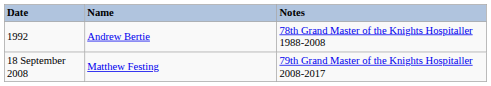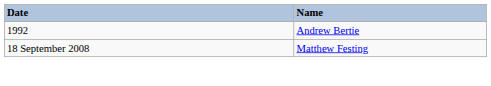- column: (292, 12)
